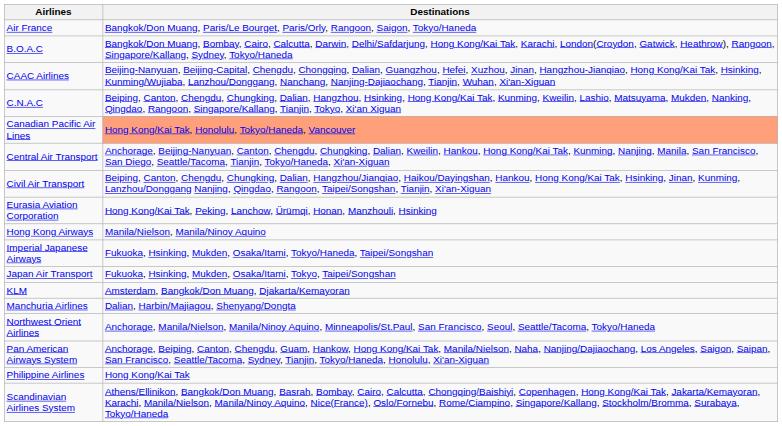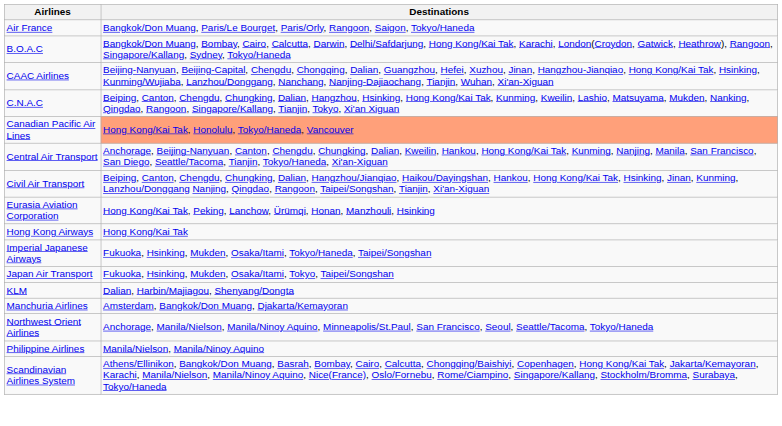(185, 232) Manila/Nielson, Manila/Ninoy Aquino -> (145, 232) Hong Kong/Kai Tak
(227, 290) Amsterdam, Bangkok/Don Muang, Djakarta/Kemayoran -> (199, 290) Dalian, Harbin/Majiagou, Shenyang/Dongta
(200, 306) Dalian, Harbin/Majiagou, Shenyang/Dongta -> (225, 306) Amsterdam, Bangkok/Don Muang, Djakarta/Kemayoran
- row: (42, 354)
(147, 375) Hong Kong/Kai Tak -> (184, 348) Manila/Nielson, Manila/Ninoy Aquino
